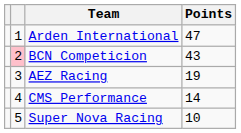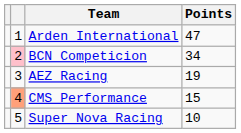(193, 56) 43 -> (193, 56) 34
(18, 98) no background -> (18, 98) lightsalmon background
(193, 98) 14 -> (193, 98) 15
